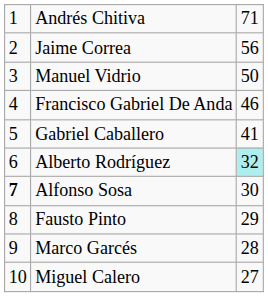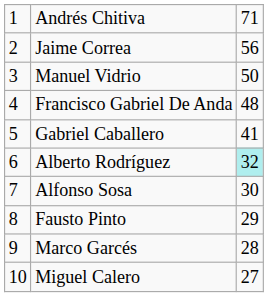(250, 104) 46 -> (250, 104) 48
(13, 190) bold -> (13, 190) normal
